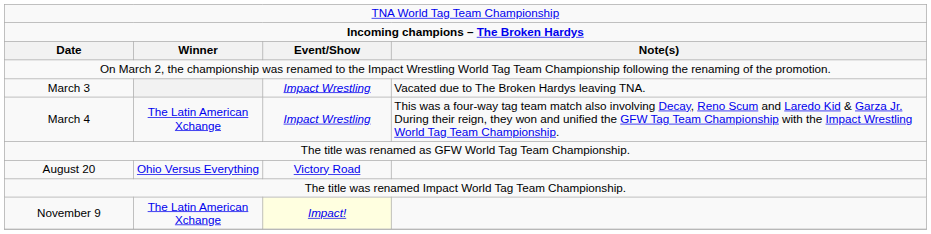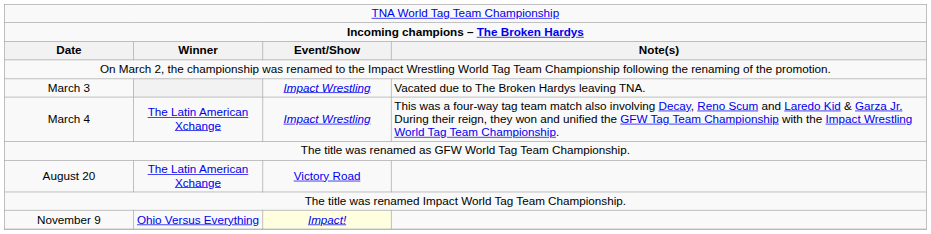(198, 169) Ohio Versus Everything -> (198, 176) The Latin American Xchange
(198, 213) The Latin American Xchange -> (198, 219) Ohio Versus Everything
